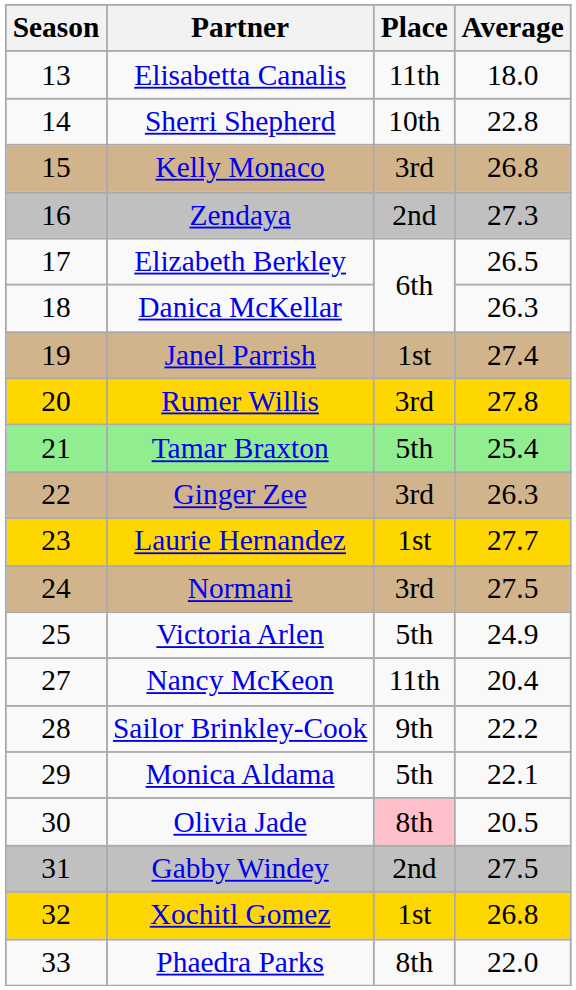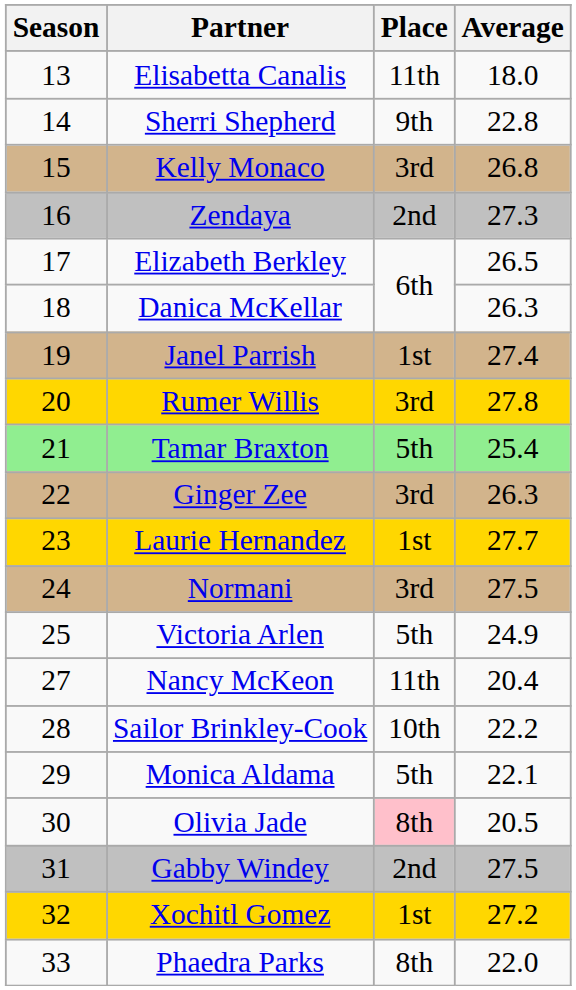(414, 121) 10th -> (414, 121) 9th
(414, 728) 9th -> (414, 728) 10th
(513, 914) 26.8 -> (513, 914) 27.2
